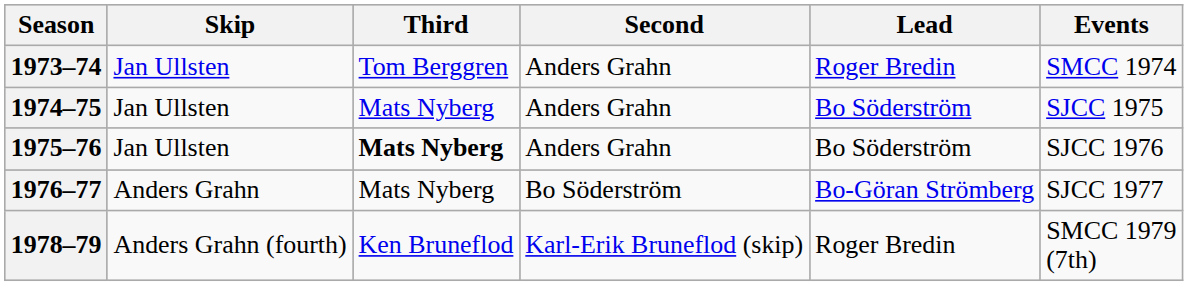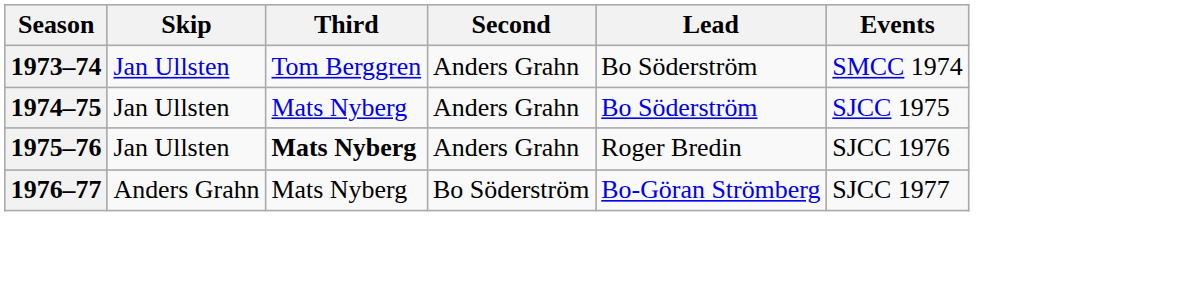(885, 66) Roger Bredin -> (679, 66) Bo Söderström
(893, 148) Bo Söderström -> (671, 148) Roger Bredin
- row: (56, 245)
